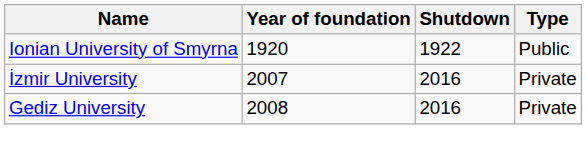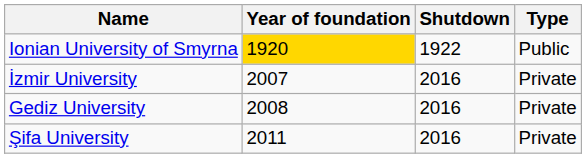(267, 49) no background -> (267, 49) gold background
+ row: (69, 138)
